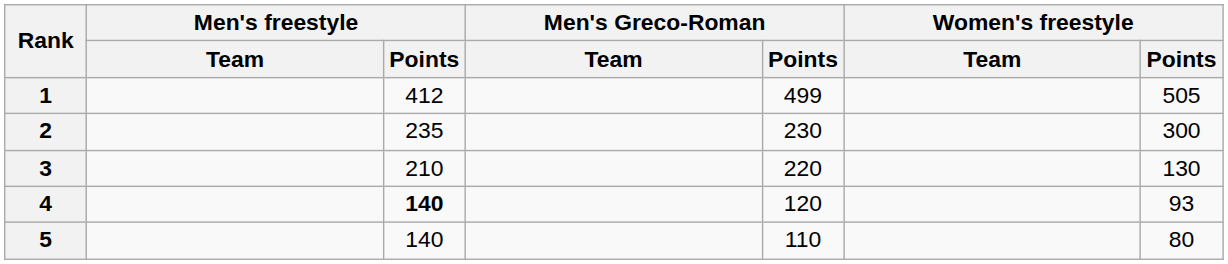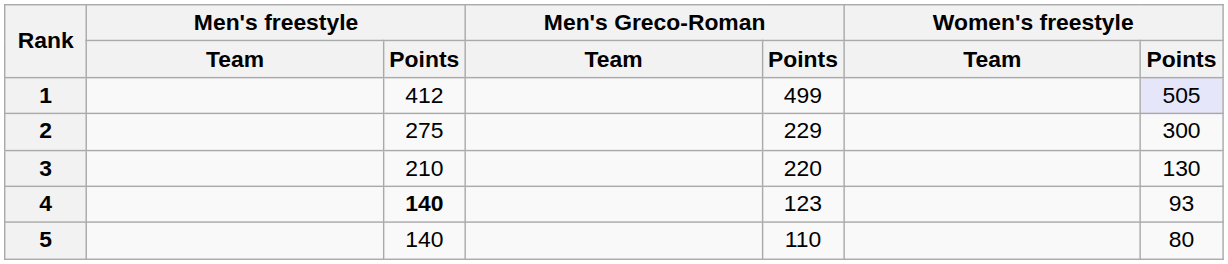(1182, 95) no background -> (1182, 95) lavender background
(424, 131) 235 -> (424, 131) 275
(803, 131) 230 -> (803, 131) 229
(803, 204) 120 -> (803, 204) 123
